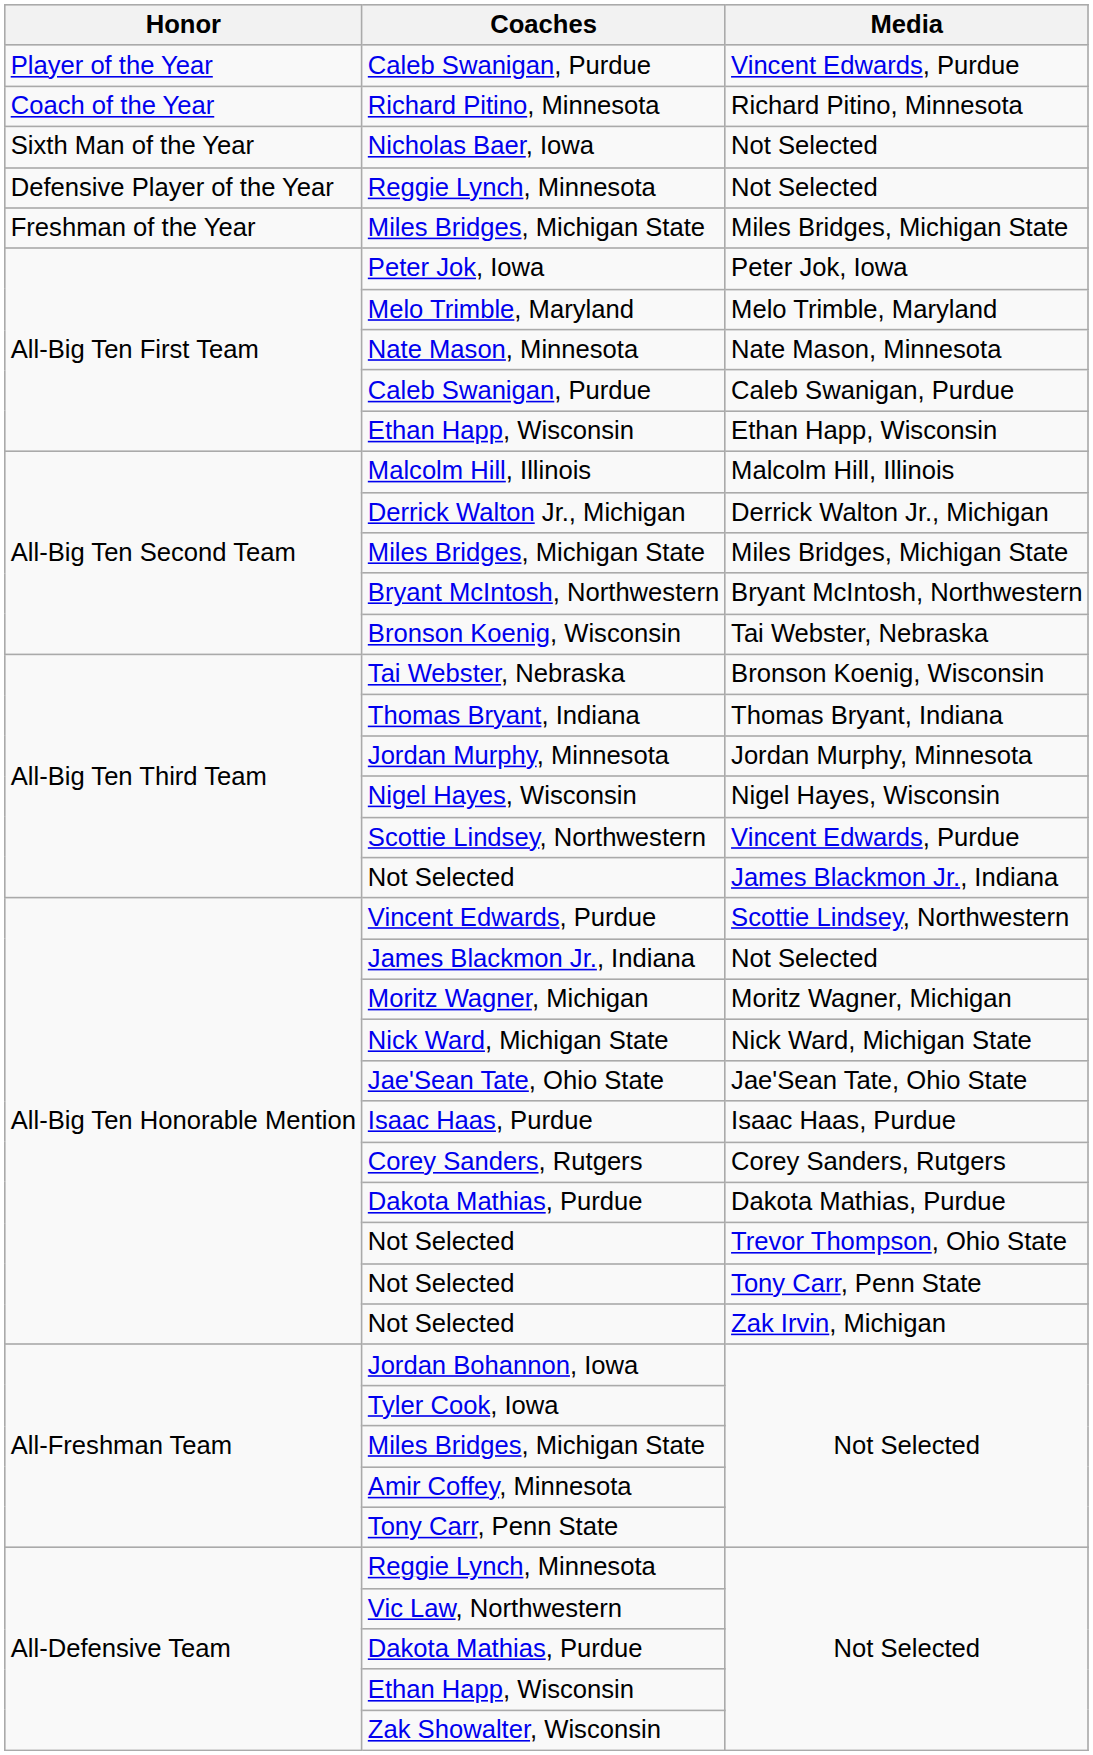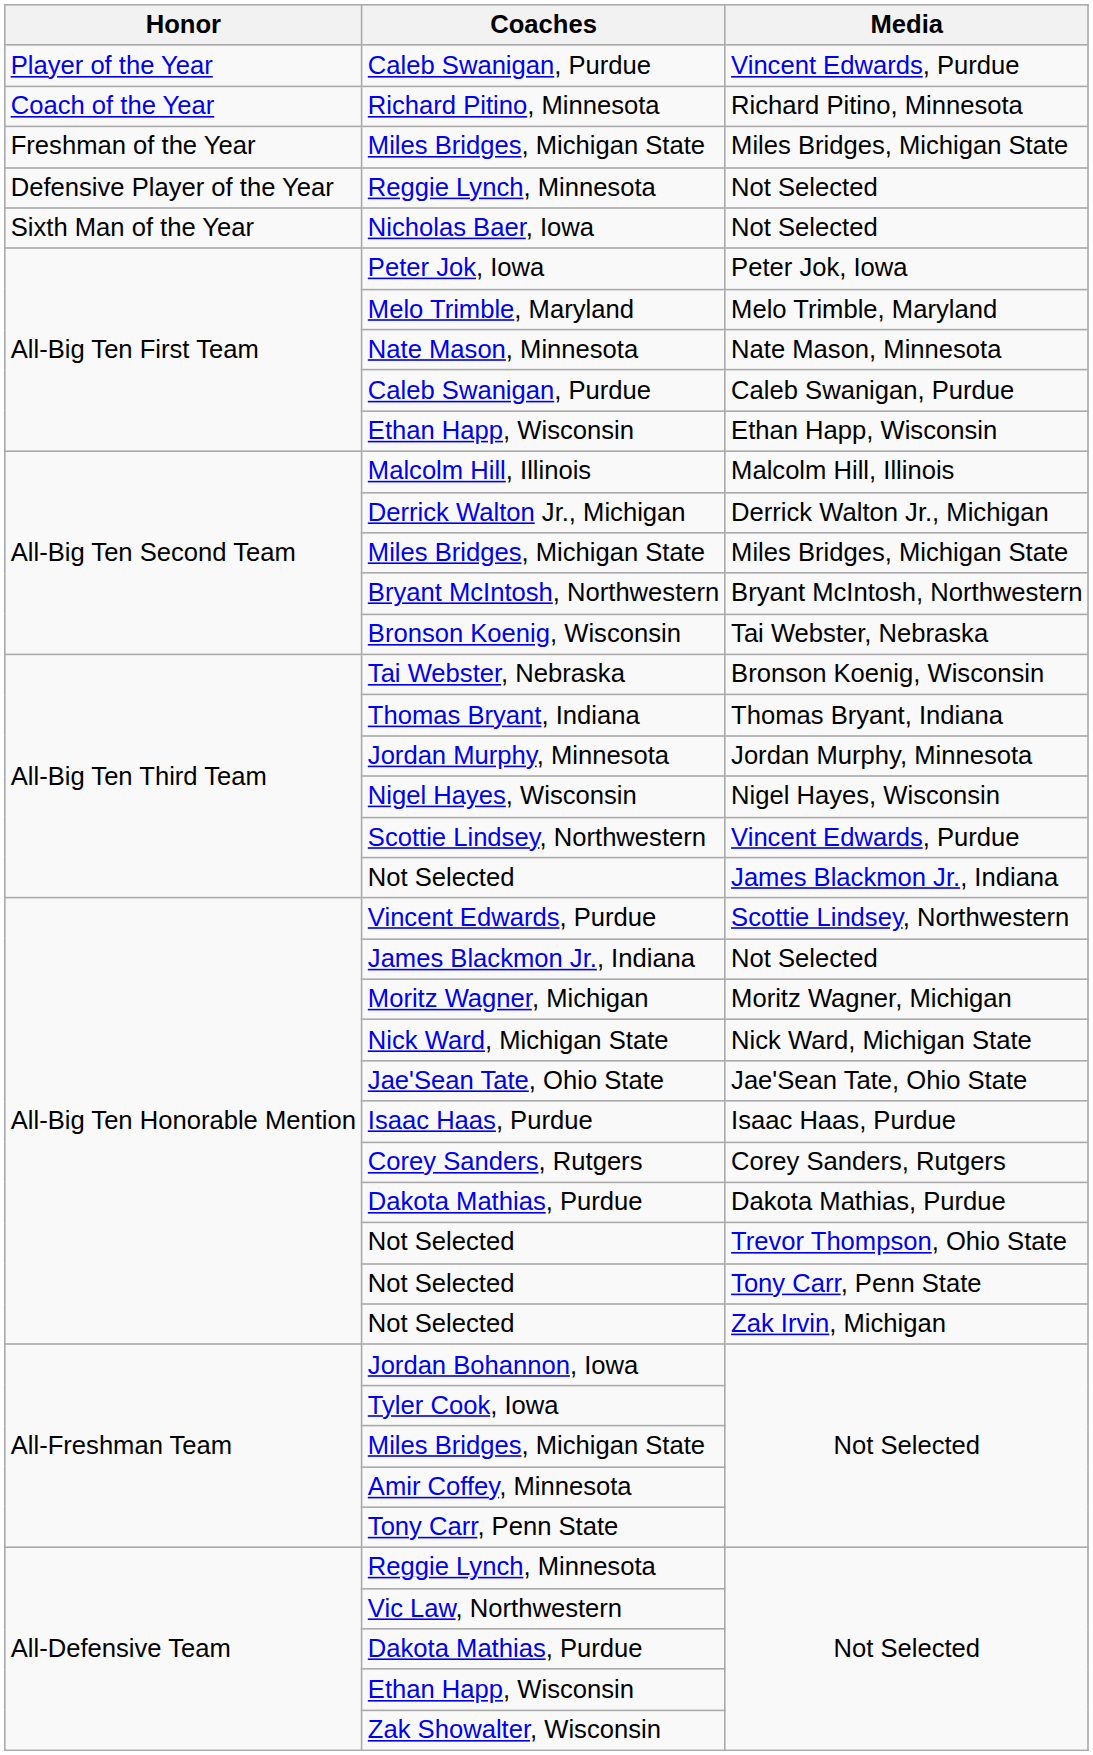rows swapped: (133, 227) <-> (132, 146)
